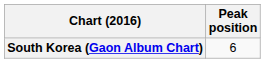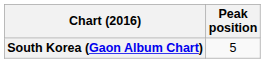(233, 48) 6 -> (233, 48) 5
